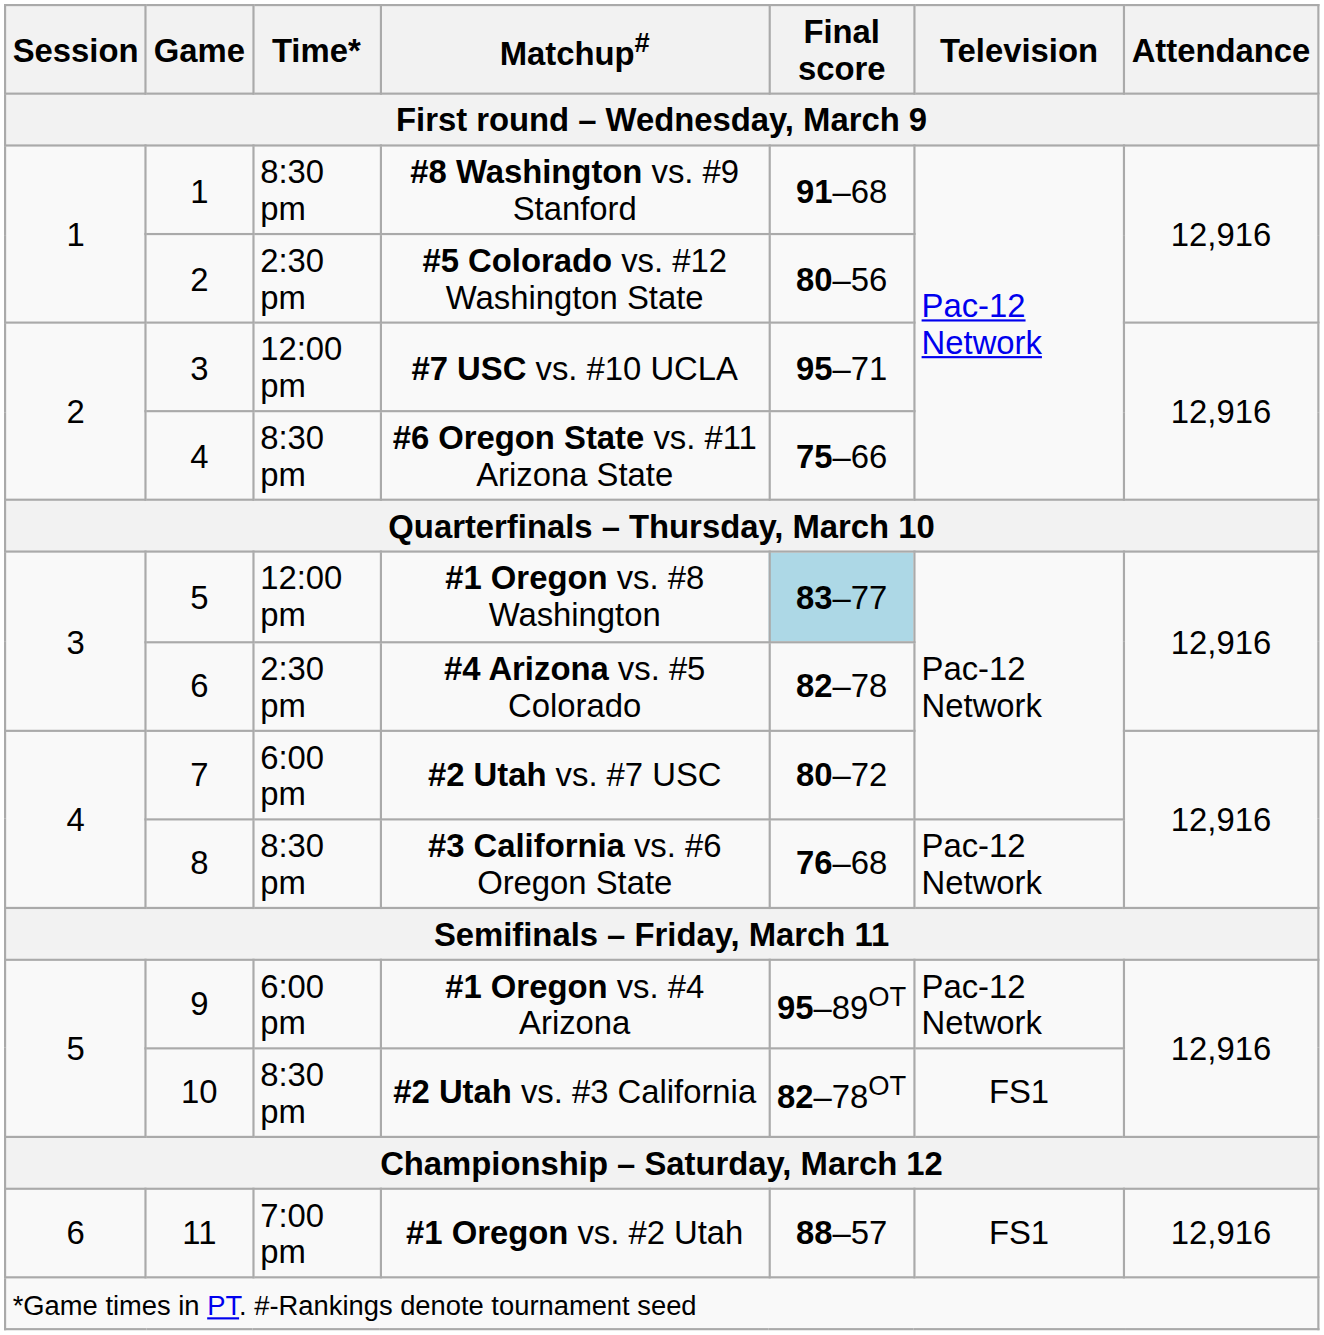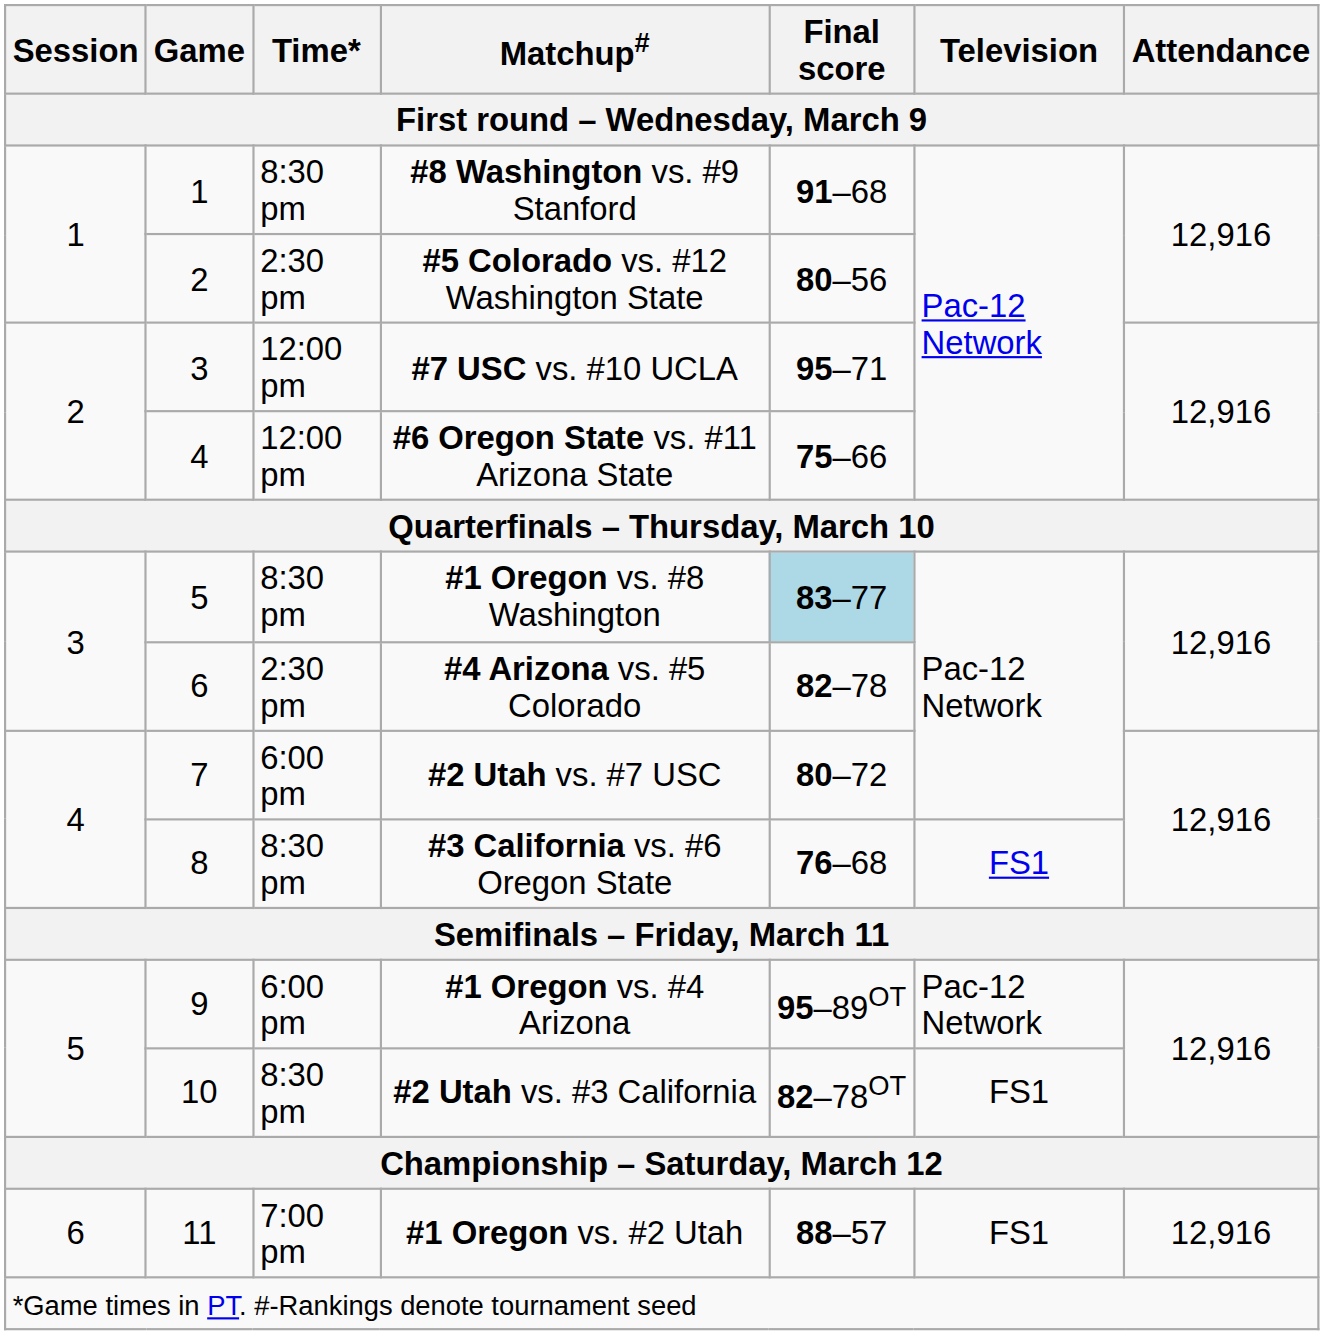(292, 456) 8:30 pm -> (301, 456) 12:00 pm
(301, 597) 12:00 pm -> (292, 597) 8:30 pm
(982, 863) Pac-12 Network -> (1019, 863) FS1
